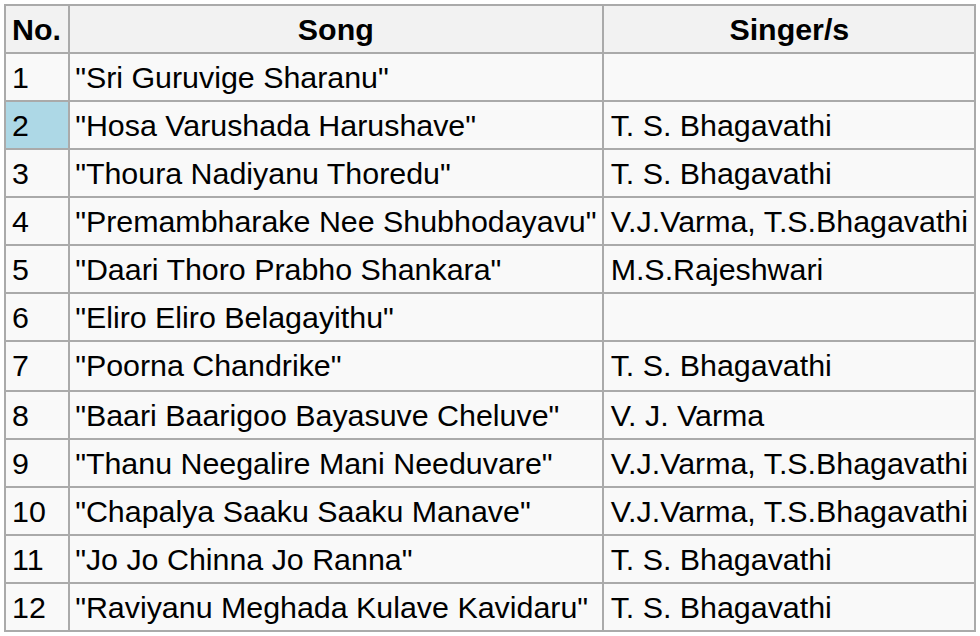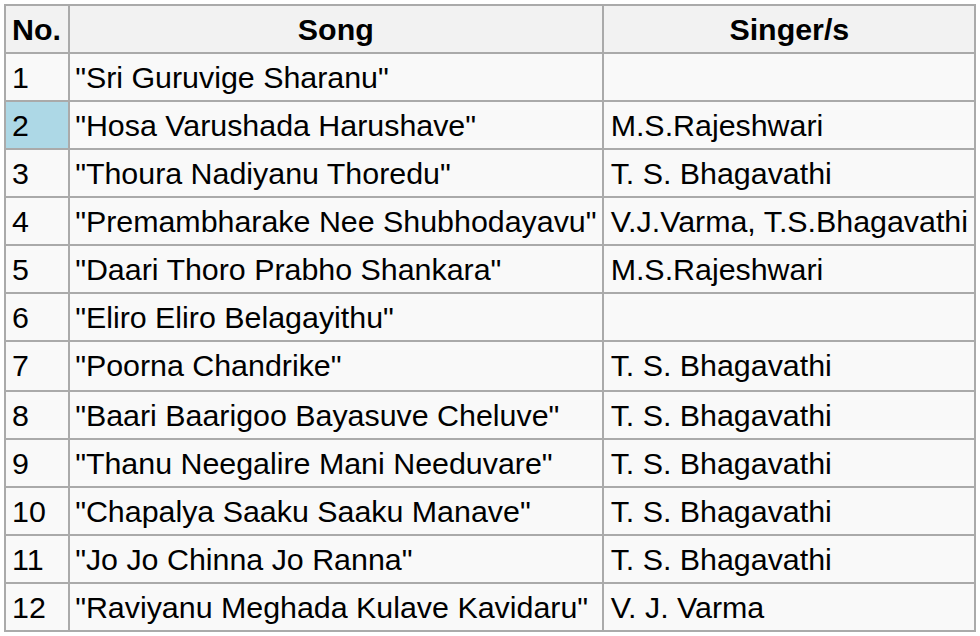(721, 126) T. S. Bhagavathi -> (717, 126) M.S.Rajeshwari
(687, 414) V. J. Varma -> (721, 414) T. S. Bhagavathi
(789, 462) V.J.Varma, T.S.Bhagavathi -> (721, 462) T. S. Bhagavathi
(789, 510) V.J.Varma, T.S.Bhagavathi -> (721, 510) T. S. Bhagavathi
(721, 607) T. S. Bhagavathi -> (687, 607) V. J. Varma
